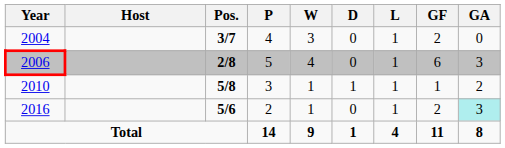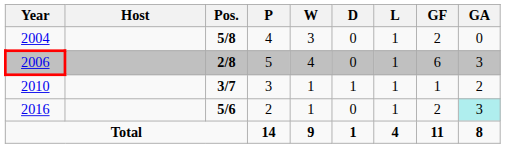(226, 38) 3/7 -> (226, 38) 5/8
(226, 86) 5/8 -> (226, 86) 3/7
